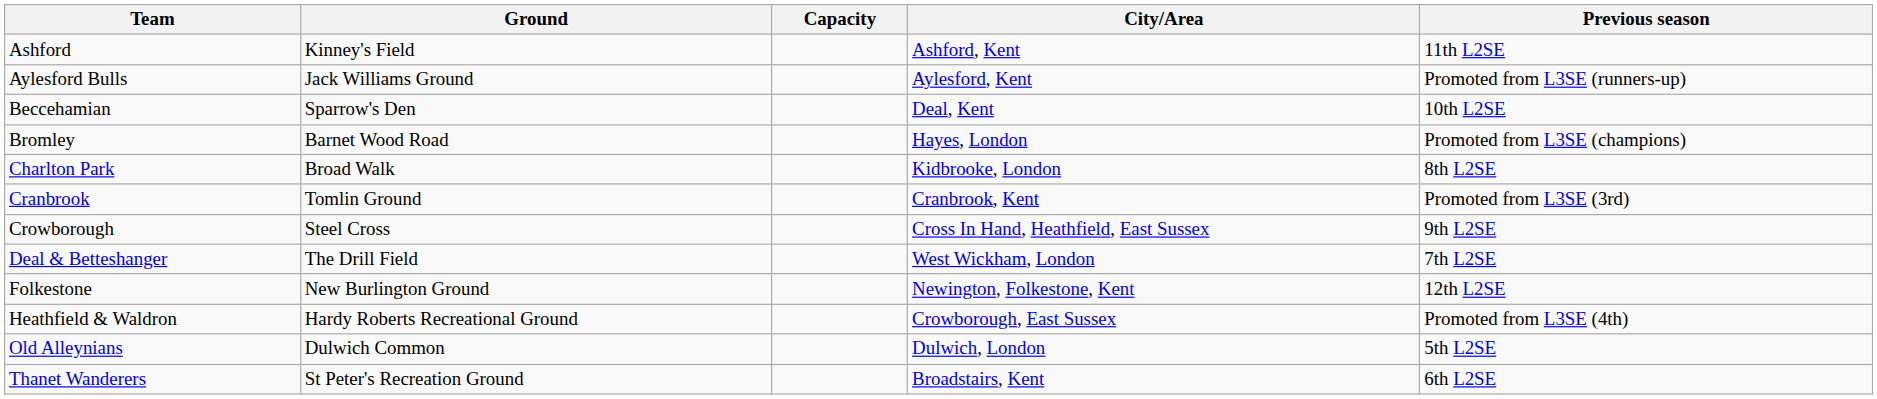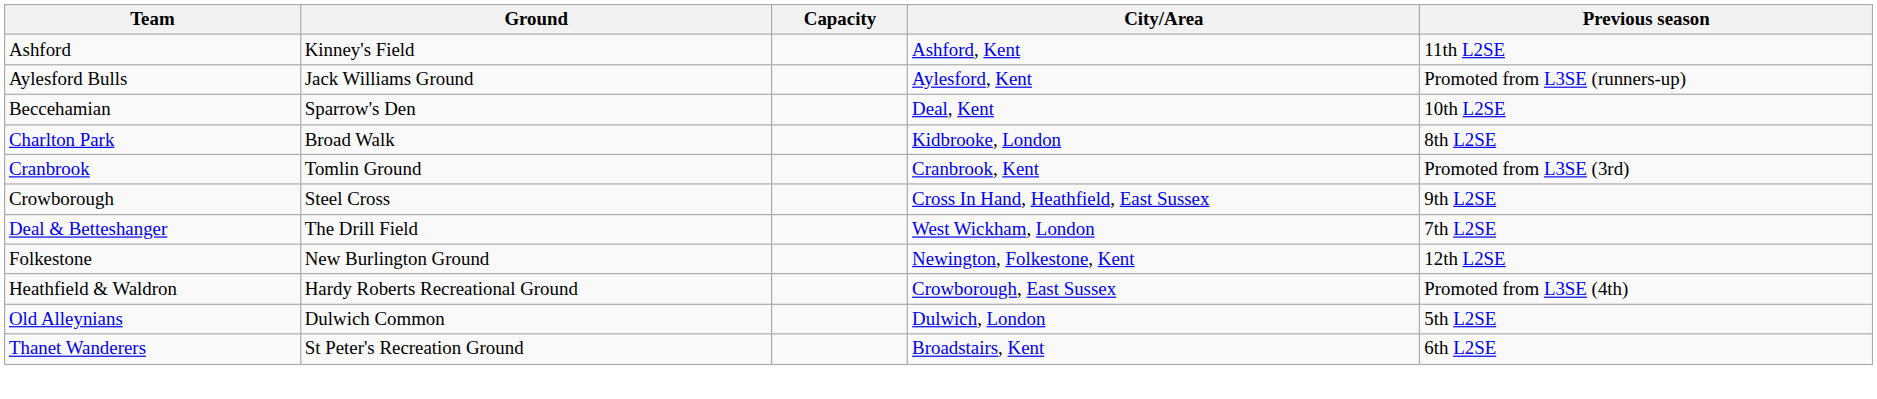- row: (42, 139)
